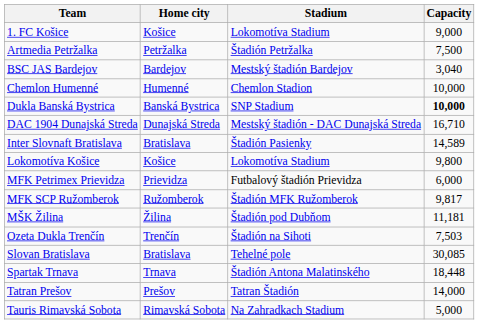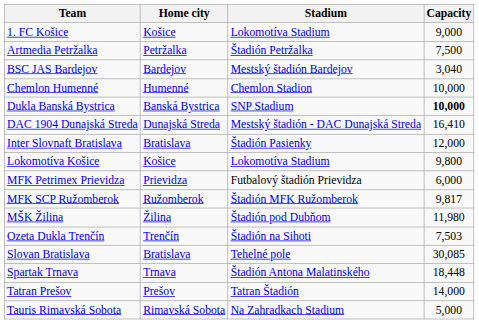(449, 124) 16,710 -> (449, 124) 16,410
(449, 143) 14,589 -> (449, 143) 12,000
(449, 217) 11,181 -> (449, 217) 11,980
